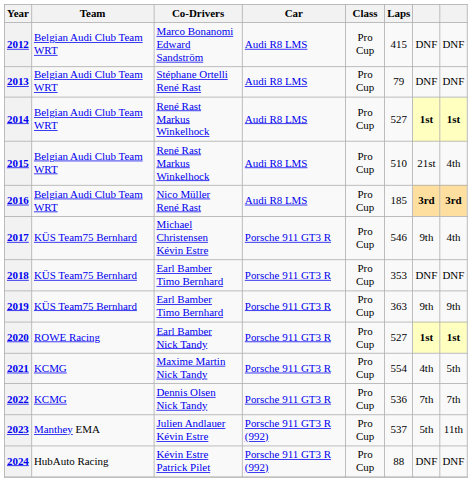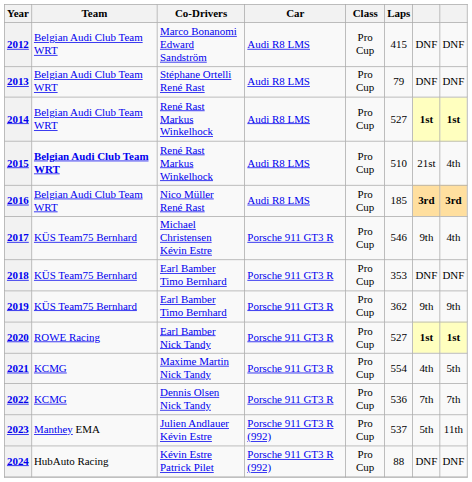(88, 163) normal -> (91, 163) bold
(399, 306) 363 -> (399, 306) 362
